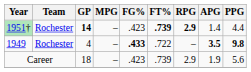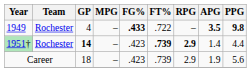rows swapped: (16, 44) <-> (18, 28)
